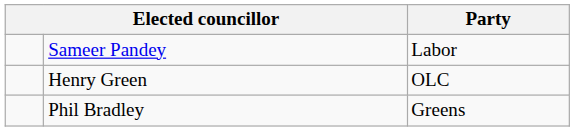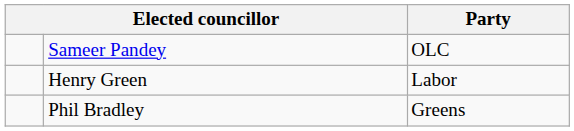(434, 49) Labor -> (430, 49) OLC
(430, 80) OLC -> (434, 80) Labor
